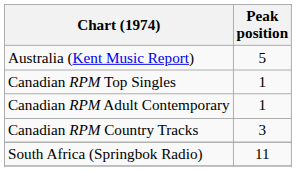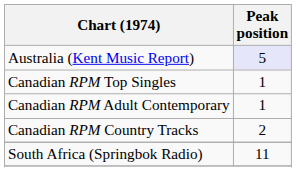(262, 57) no background -> (262, 57) lavender background
(262, 130) 3 -> (262, 130) 2
